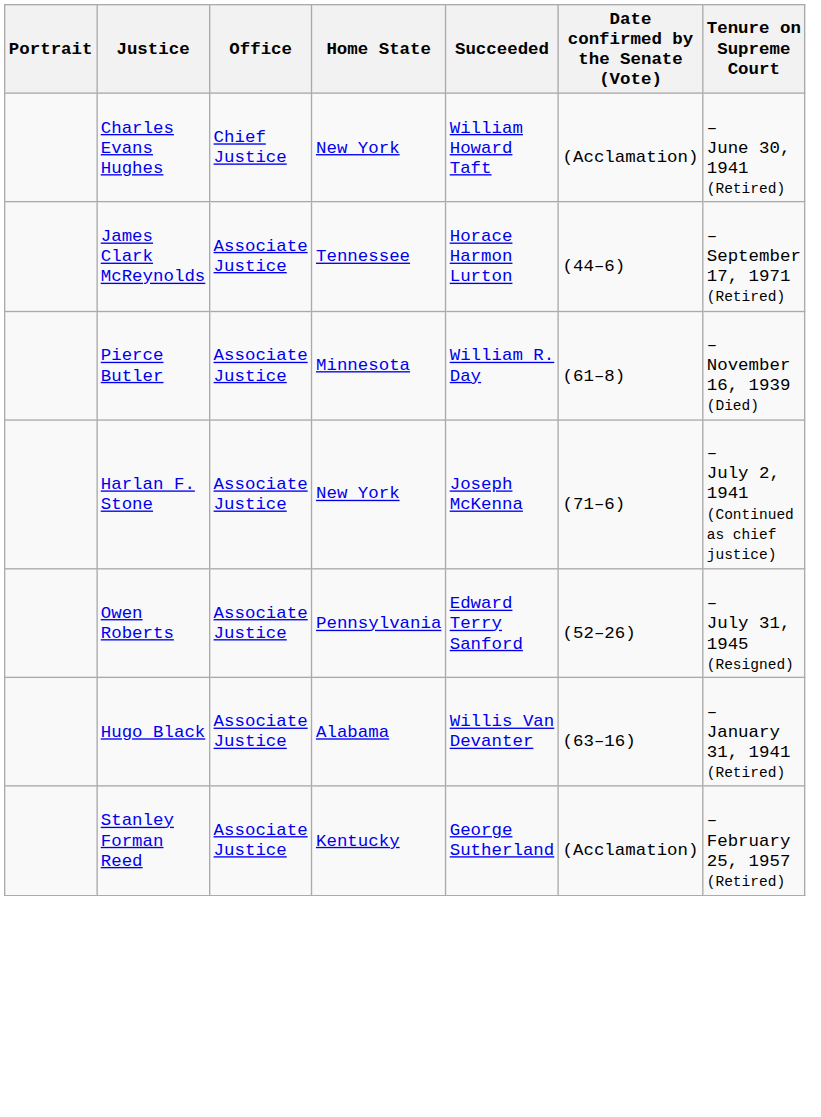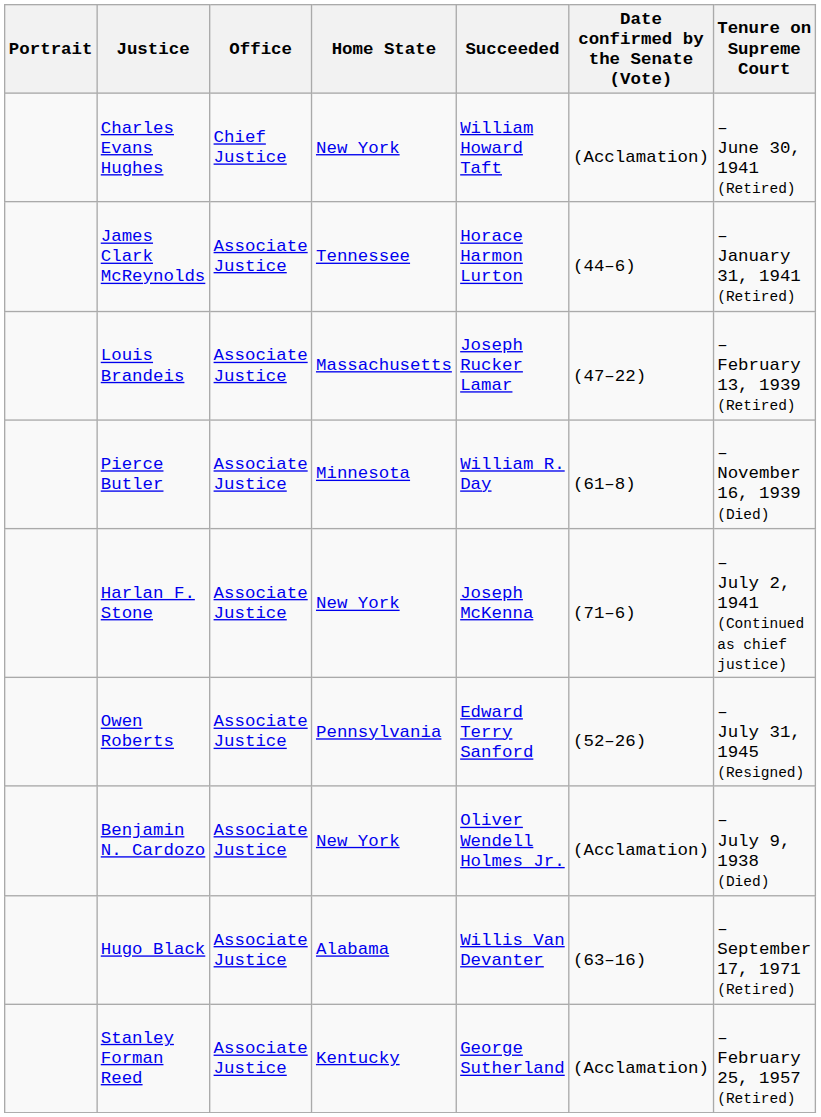(754, 266) – September 17, 1971 (Retired) -> (759, 266) – January 31, 1941 (Retired)
+ row: (143, 365)
+ row: (153, 841)
(749, 741) – January 31, 1941 (Retired) -> (764, 959) – September 17, 1971 (Retired)
